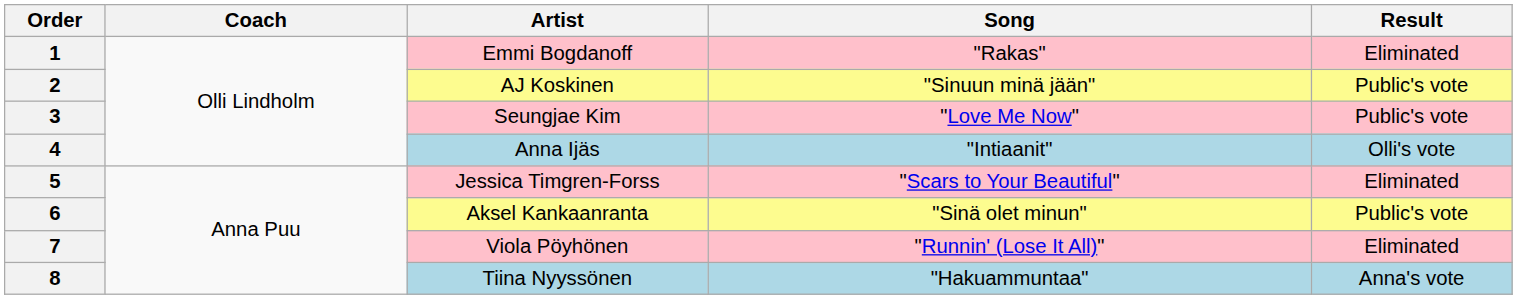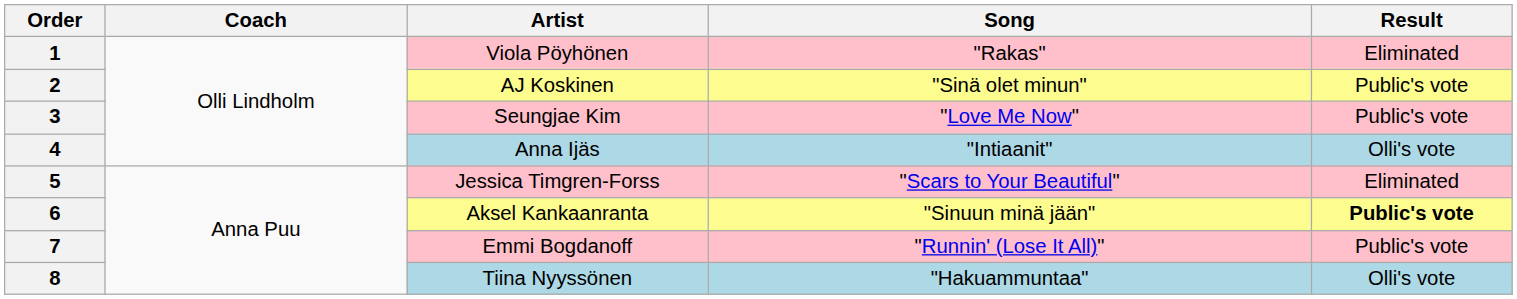(557, 52) Emmi Bogdanoff -> (557, 52) Viola Pöyhönen
(1010, 85) "Sinuun minä jään" -> (1010, 85) "Sinä olet minun"
(1010, 213) "Sinä olet minun" -> (1010, 213) "Sinuun minä jään"
(1412, 213) normal -> (1412, 213) bold
(557, 246) Viola Pöyhönen -> (557, 246) Emmi Bogdanoff
(1412, 246) Eliminated -> (1412, 246) Public's vote
(1412, 278) Anna's vote -> (1412, 278) Olli's vote
